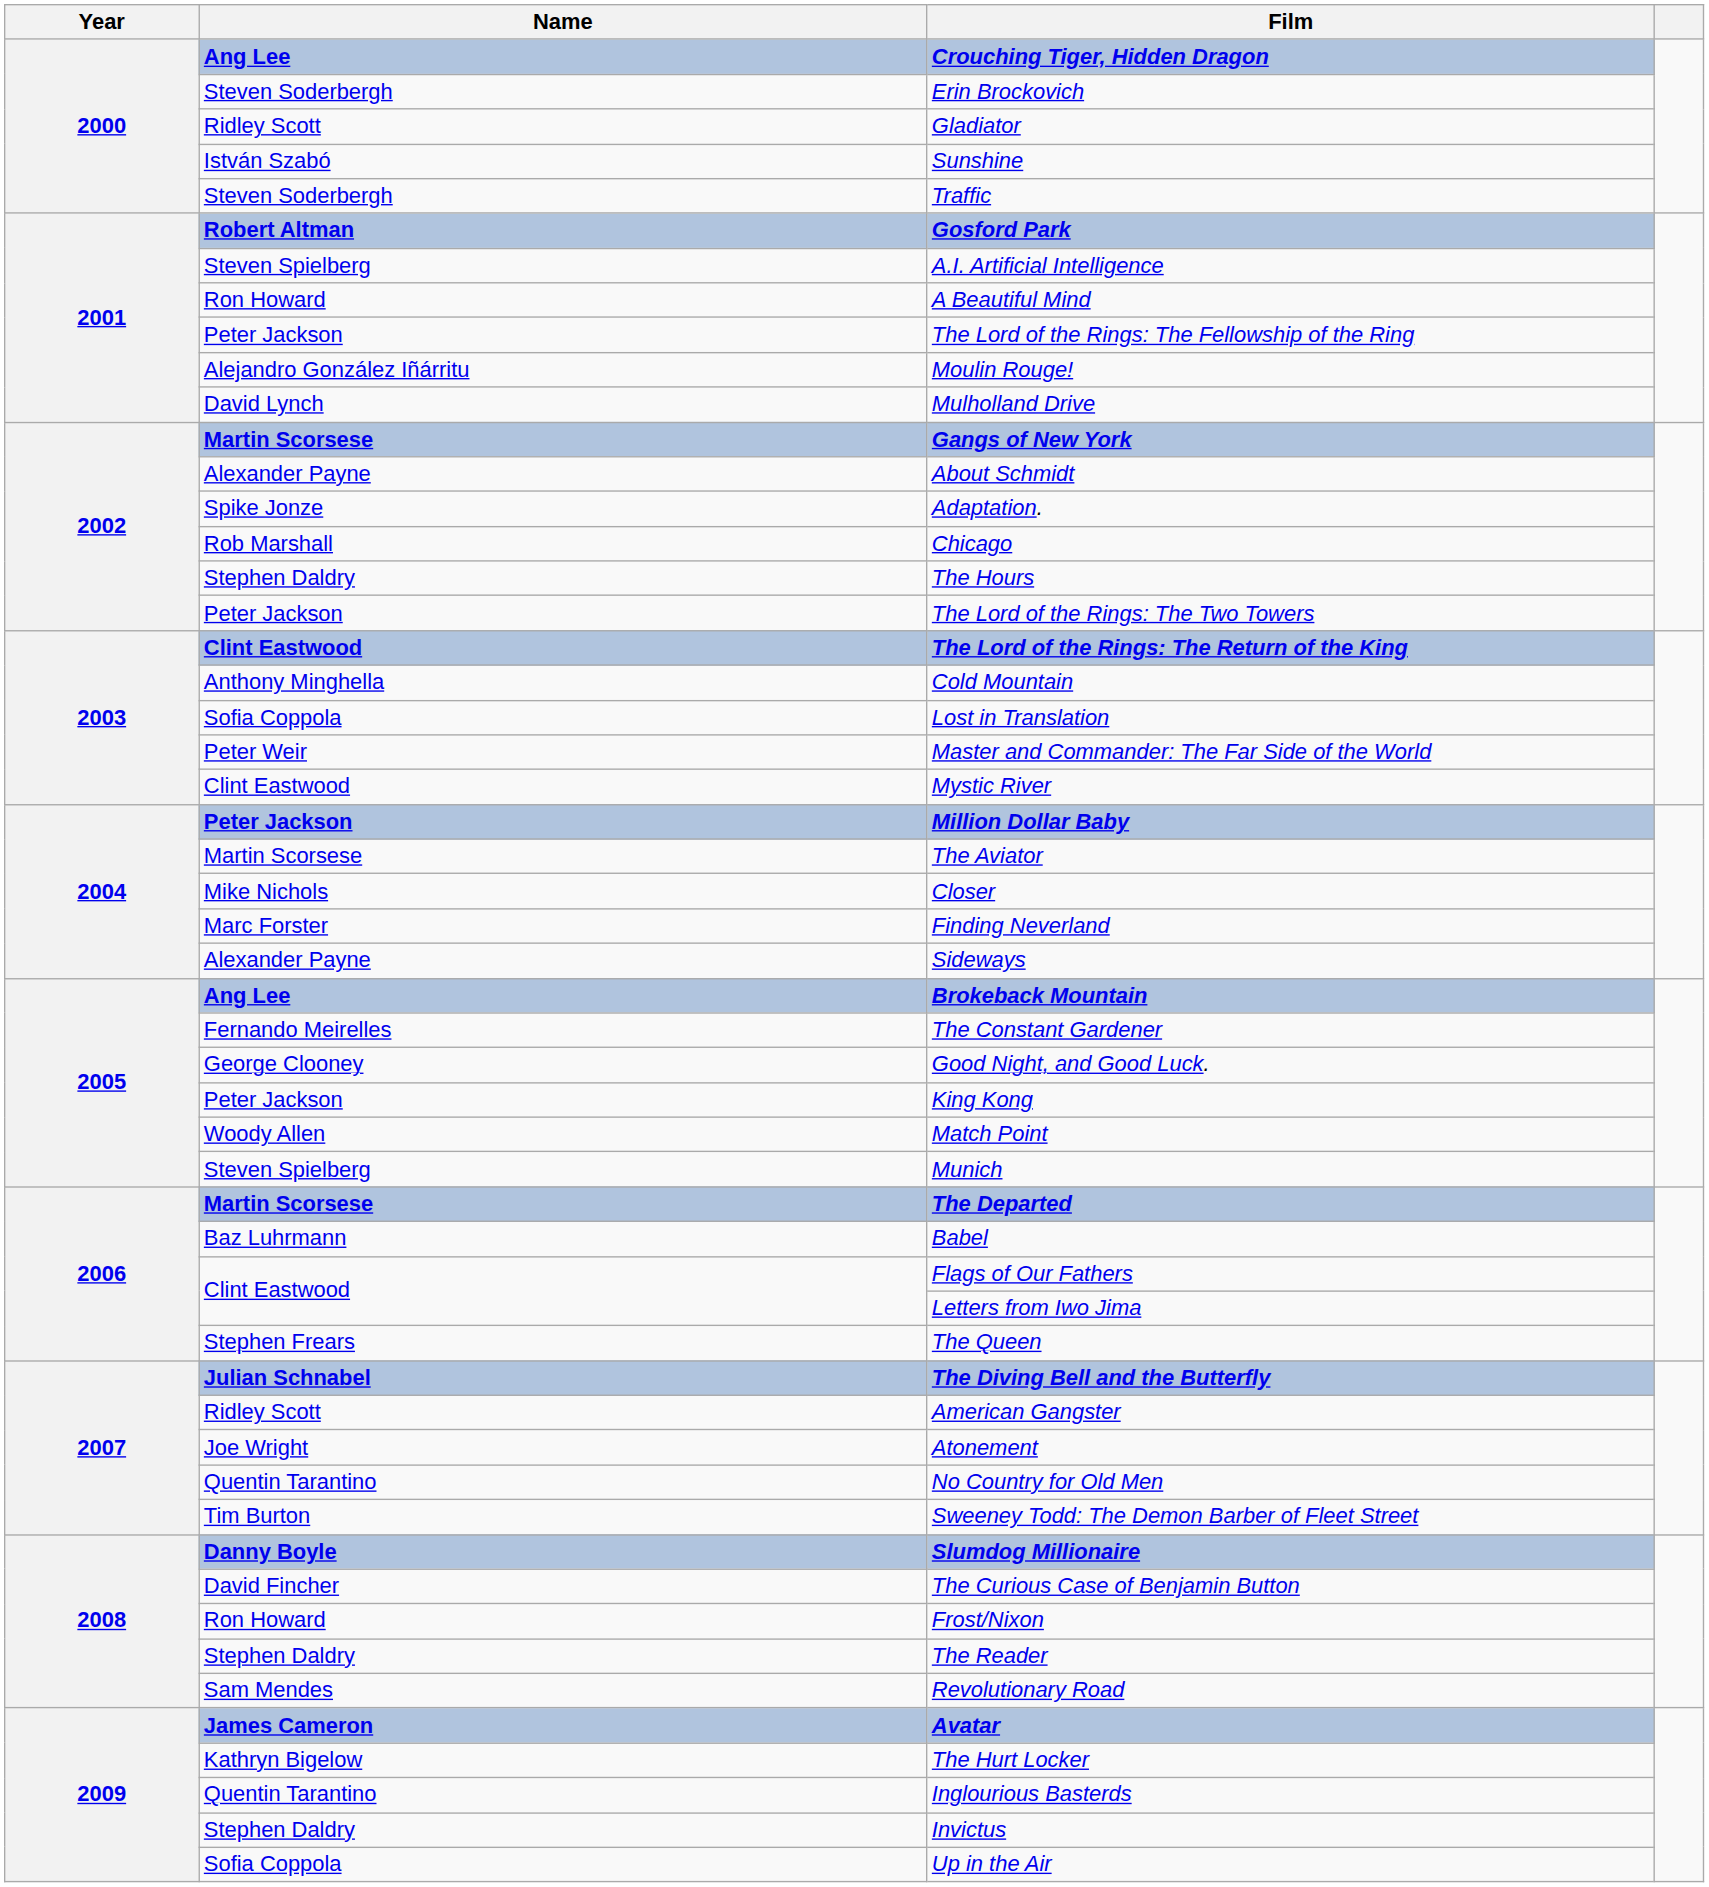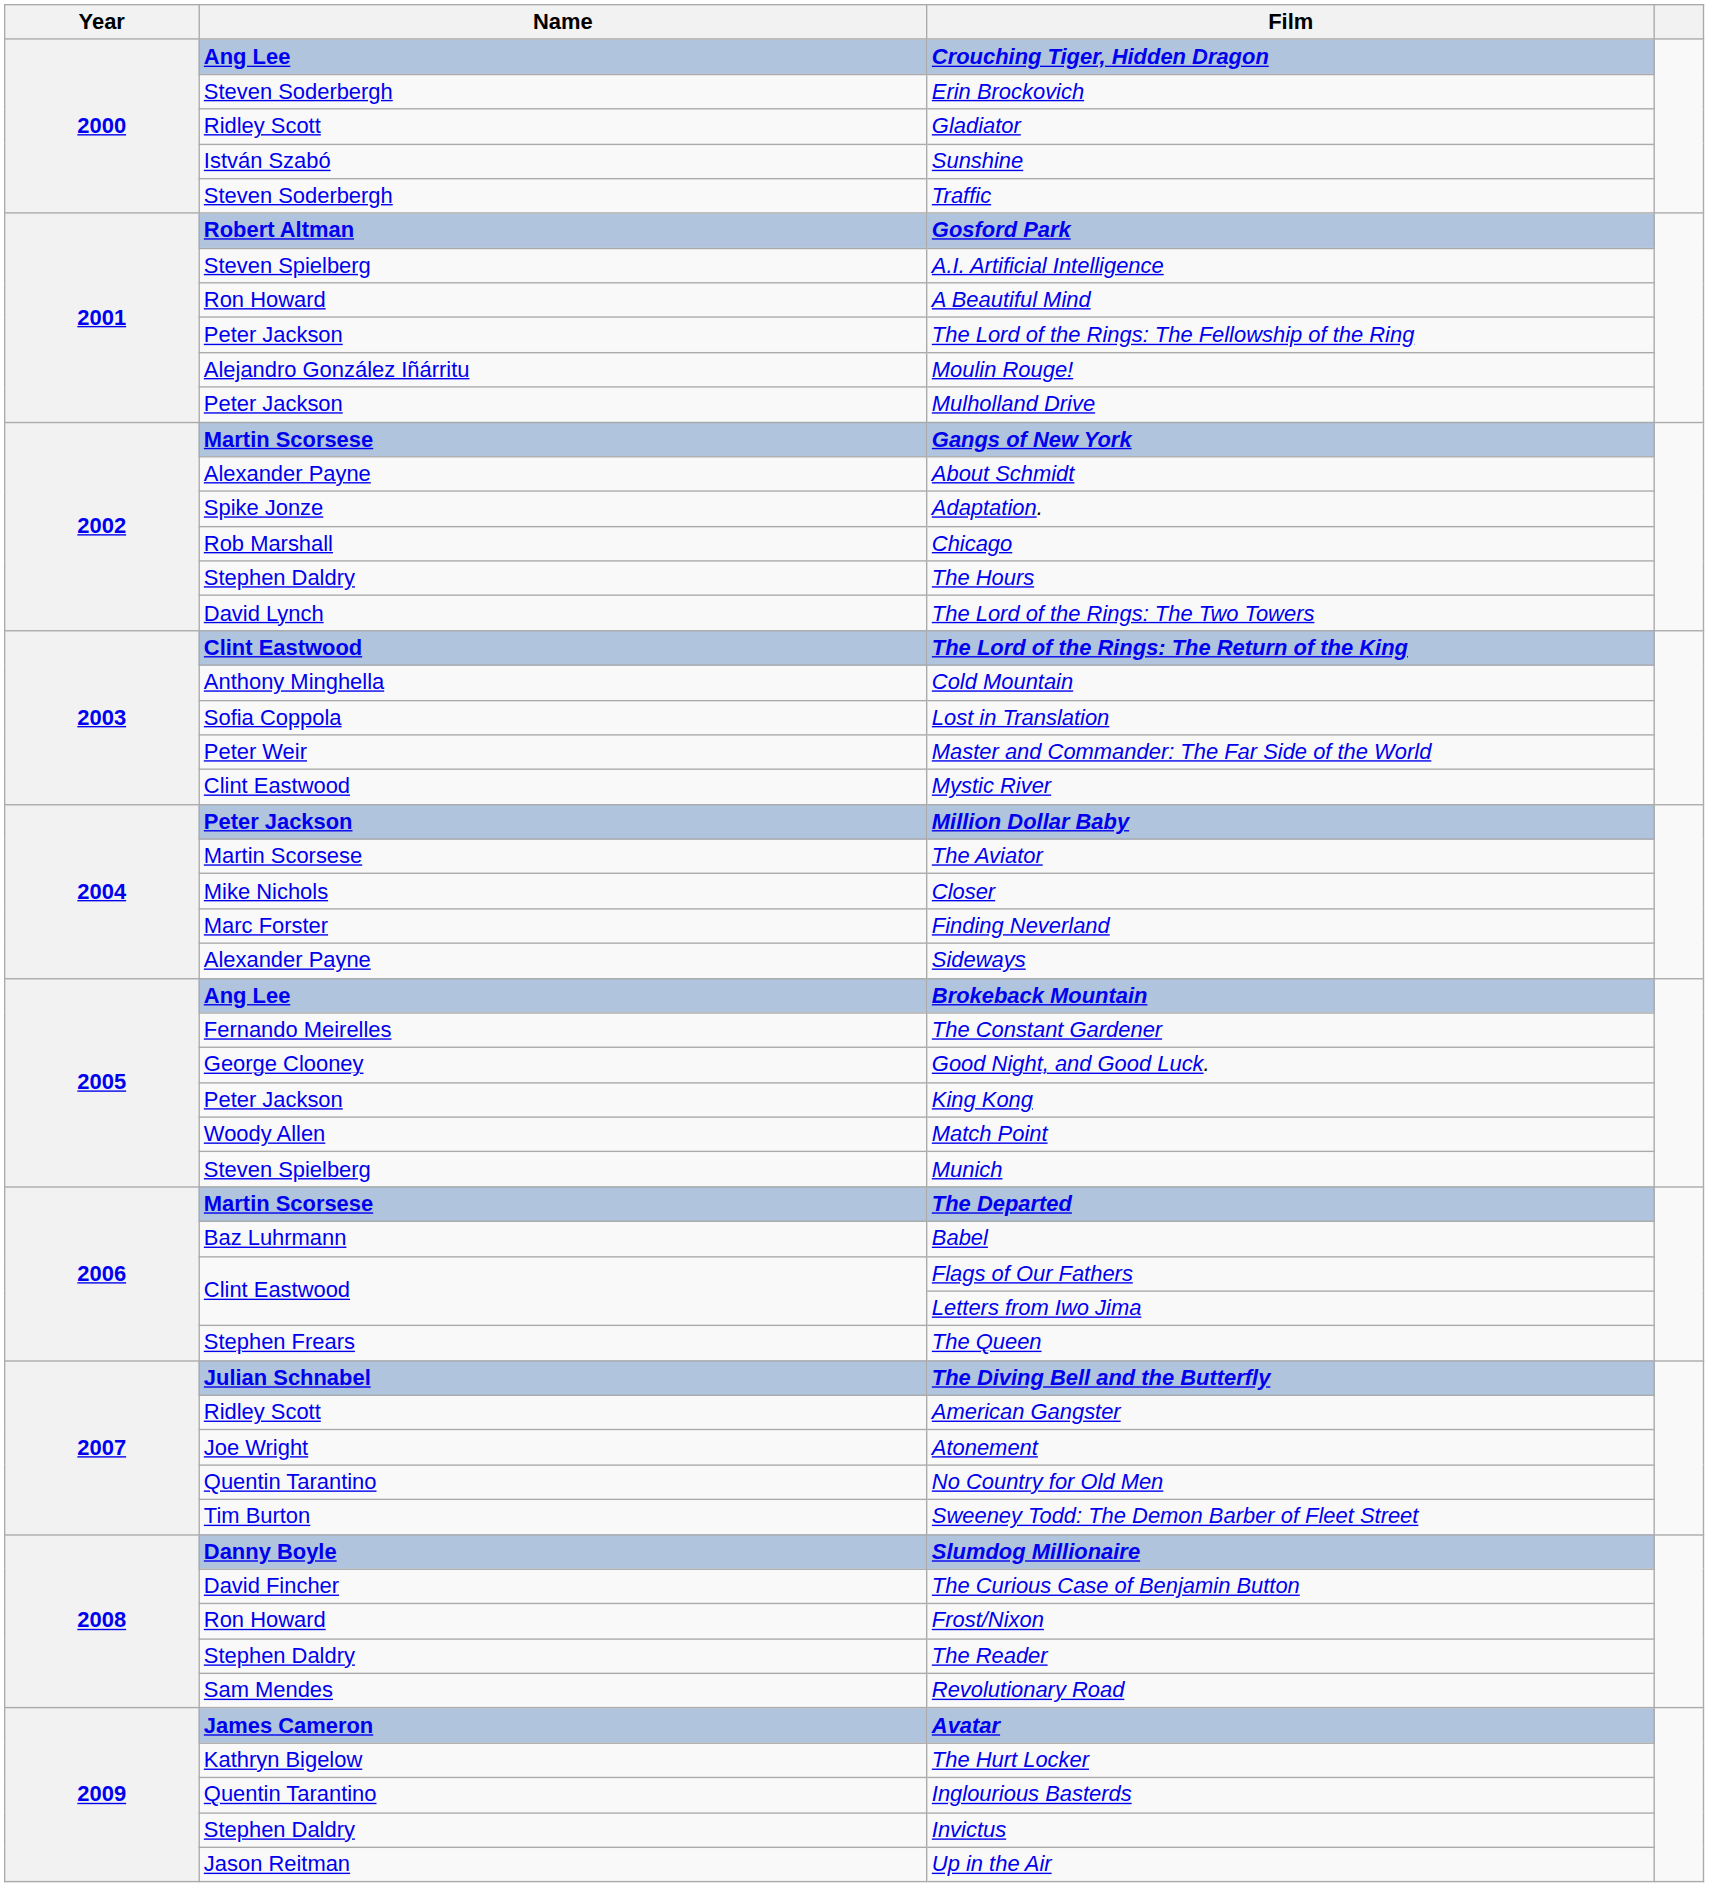(264, 404) David Lynch -> (273, 404) Peter Jackson
(273, 612) Peter Jackson -> (264, 612) David Lynch
(273, 1864) Sofia Coppola -> (277, 1864) Jason Reitman
